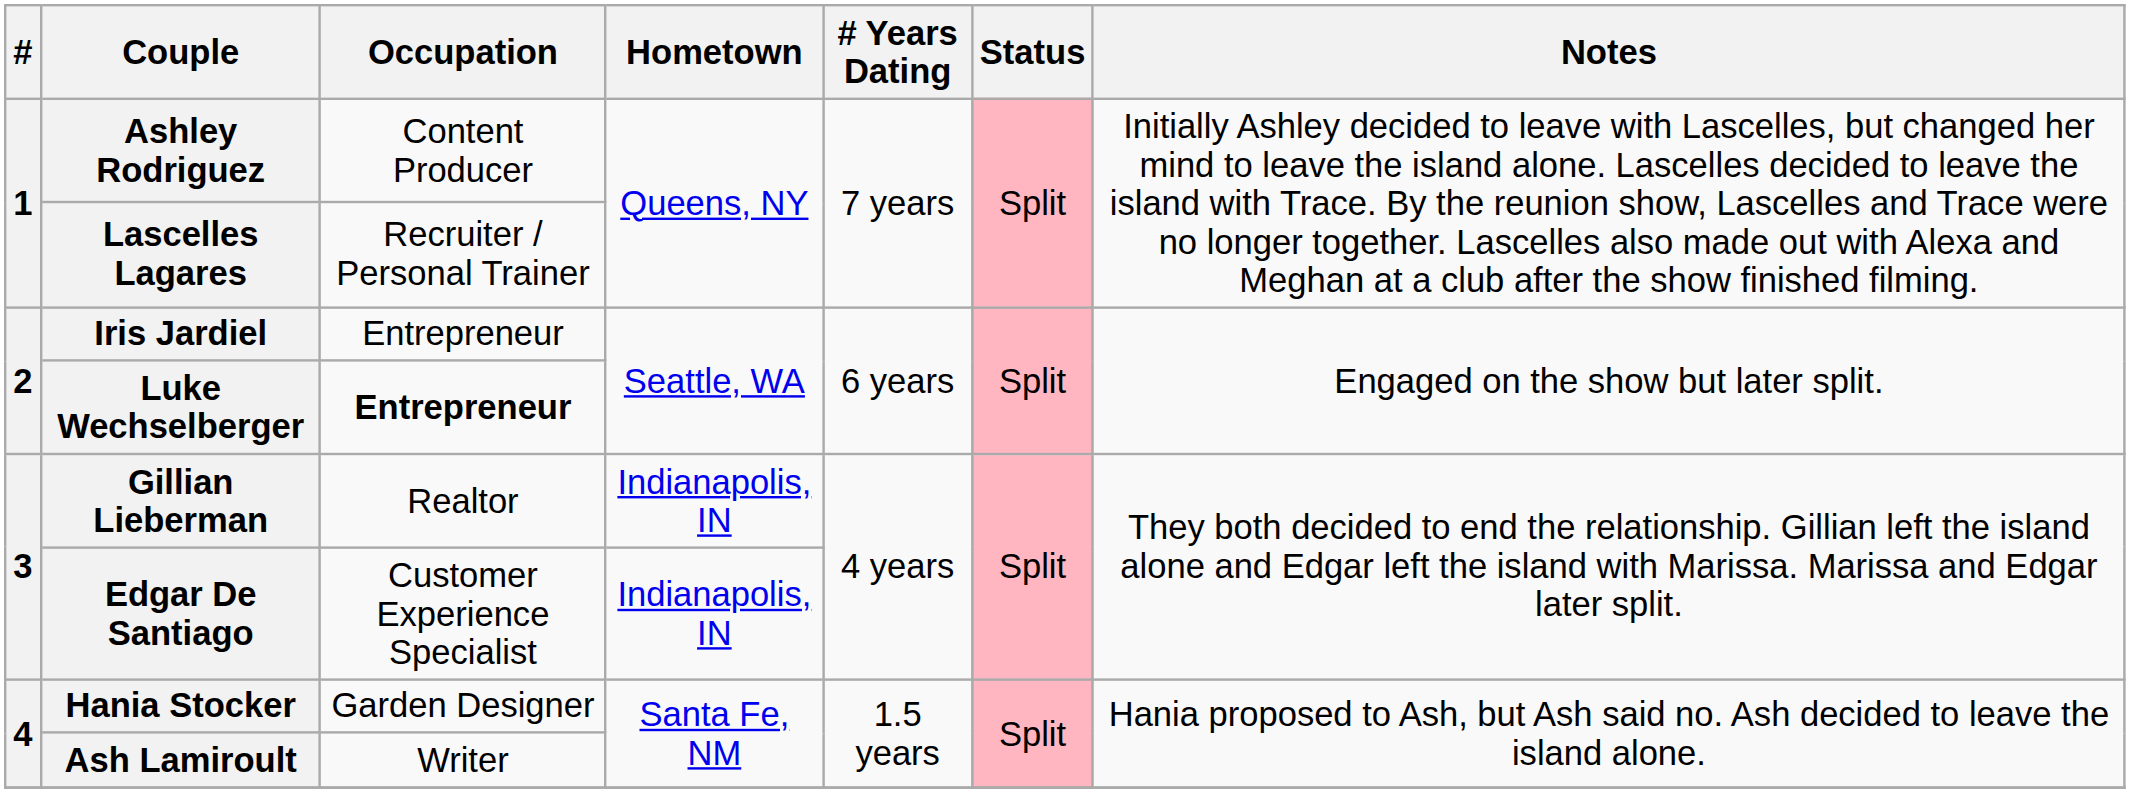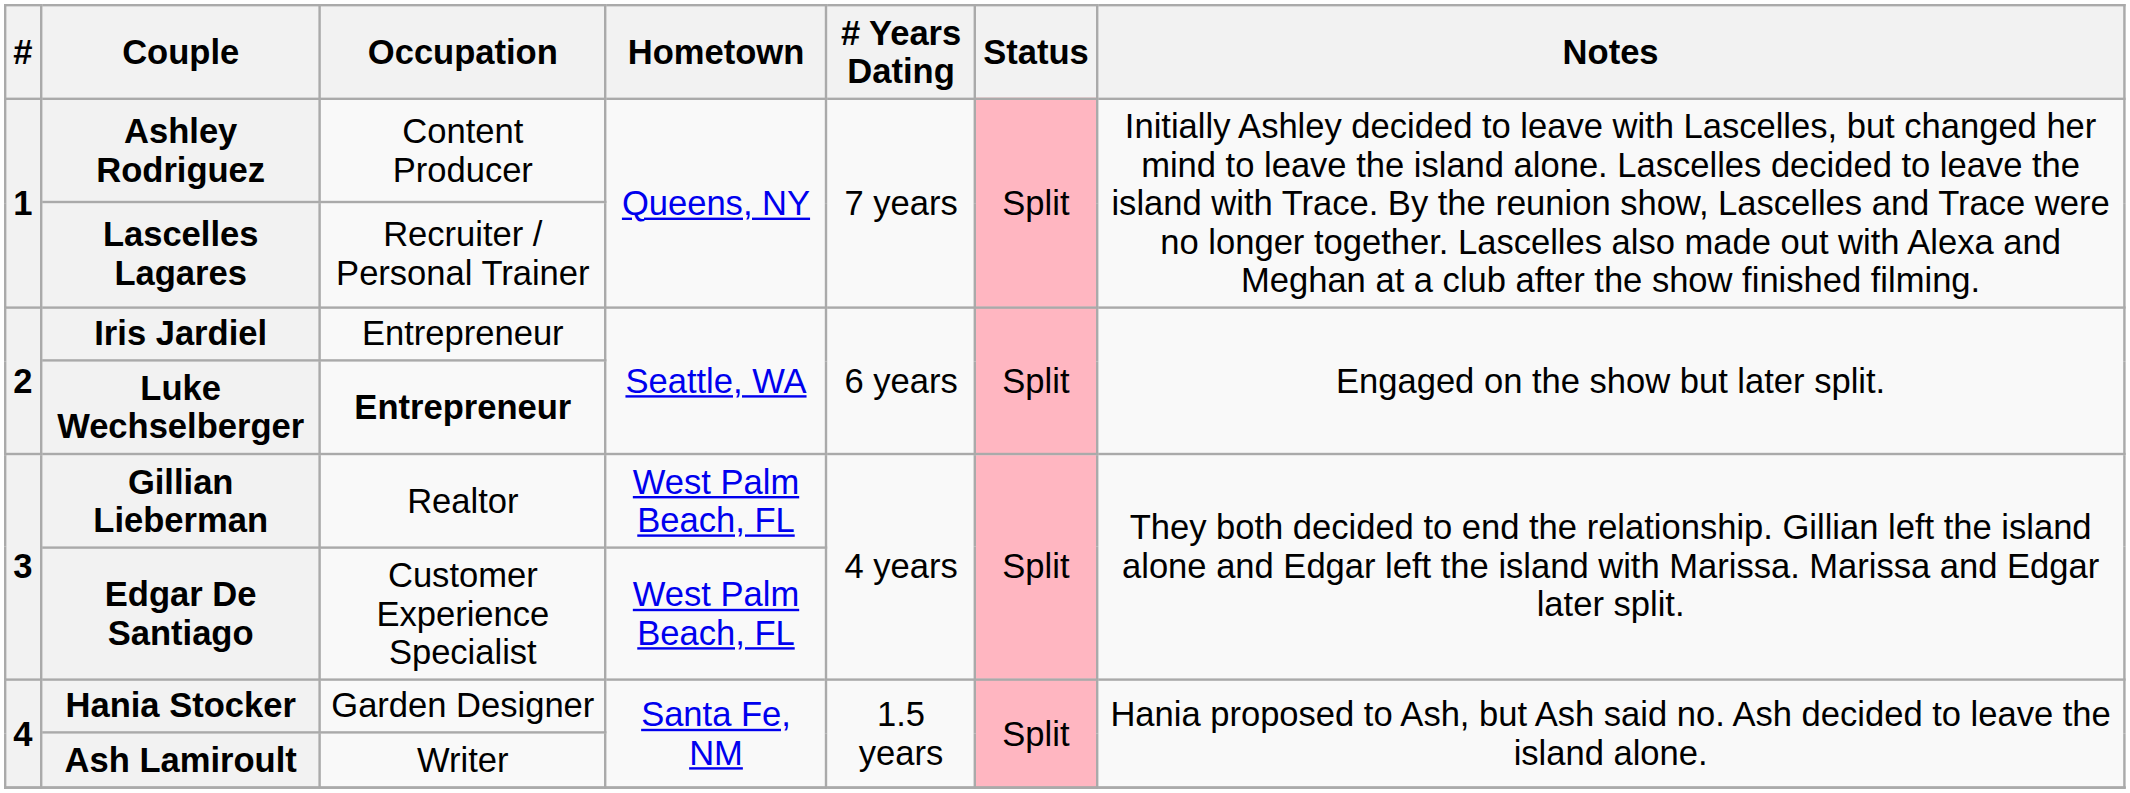(714, 501) Indianapolis, IN -> (716, 501) West Palm Beach, FL
(714, 613) Indianapolis, IN -> (716, 613) West Palm Beach, FL
